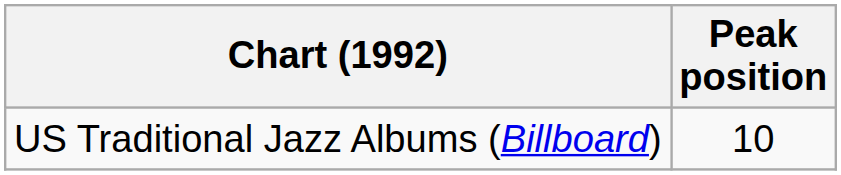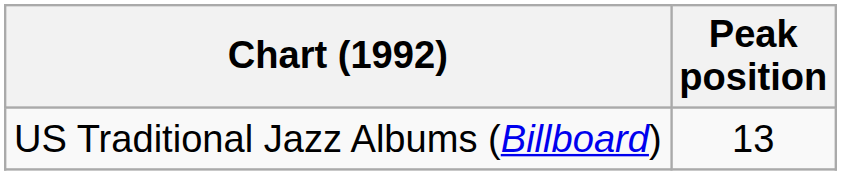(753, 137) 10 -> (753, 137) 13
